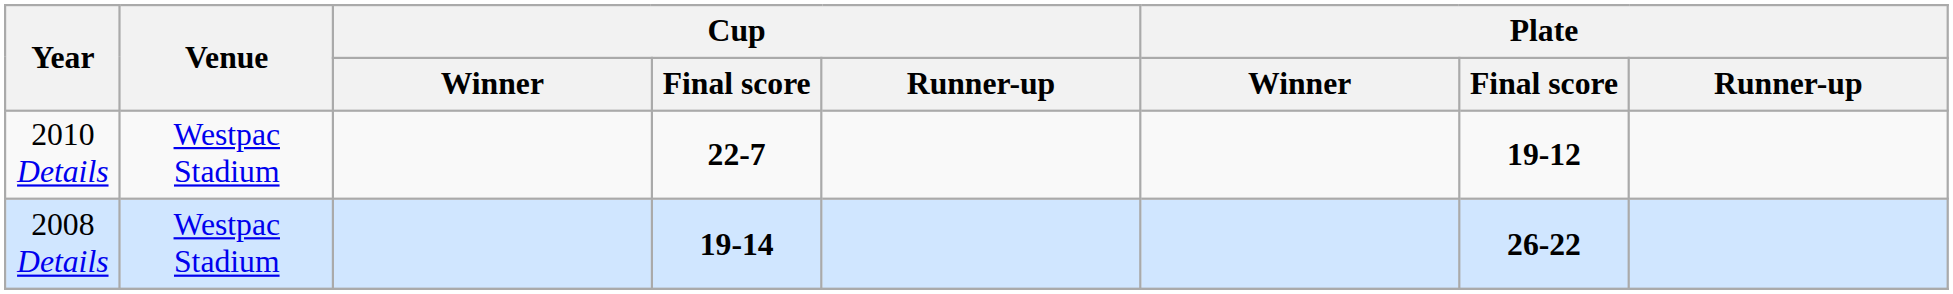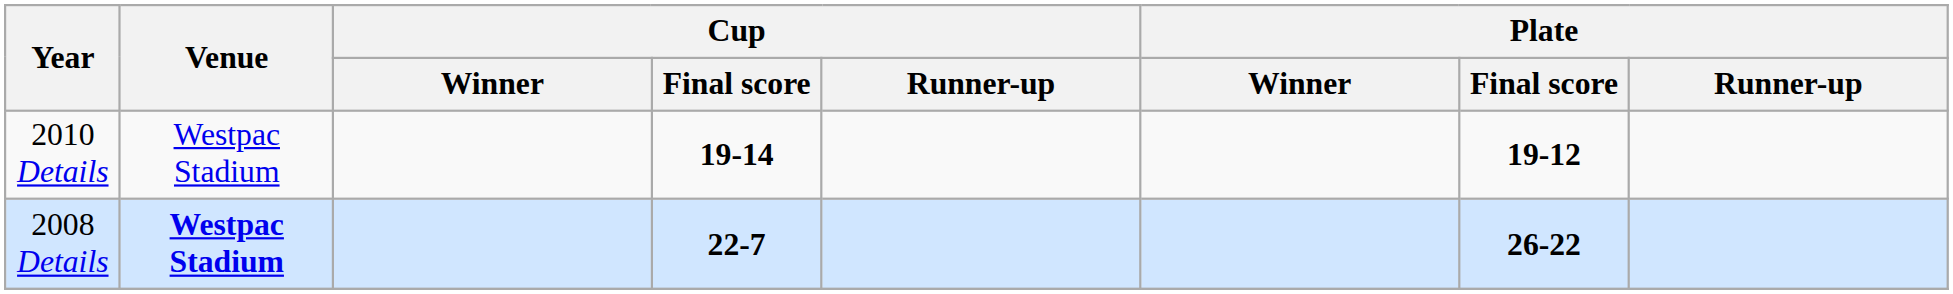(737, 154) 22-7 -> (737, 154) 19-14
(227, 243) normal -> (227, 243) bold
(737, 243) 19-14 -> (737, 243) 22-7
